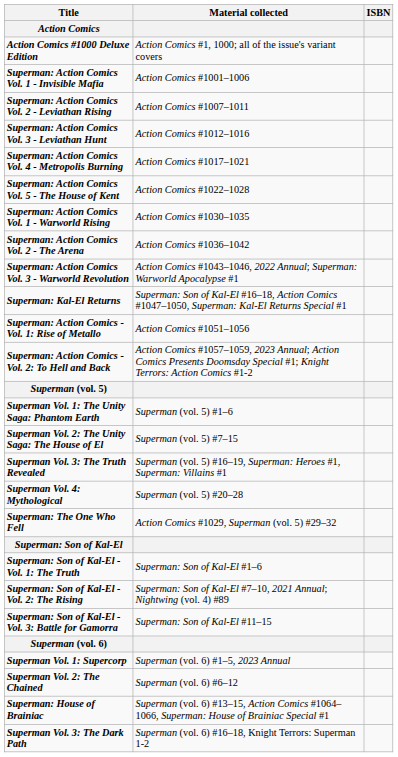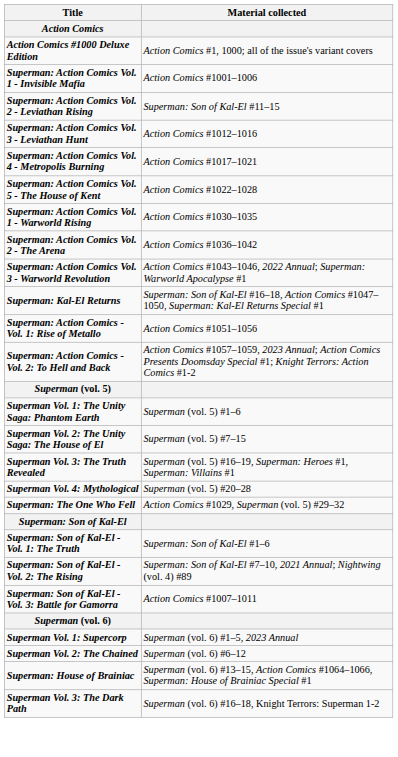- column: (378, 29)
(192, 106) Action Comics #1007–1011 -> (212, 106) Superman: Son of Kal-El #11–15
(204, 622) Superman: Son of Kal-El #11–15 -> (200, 599) Action Comics #1007–1011
